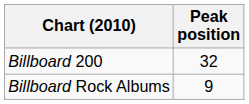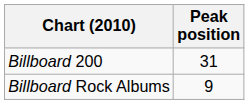(209, 61) 32 -> (209, 61) 31
